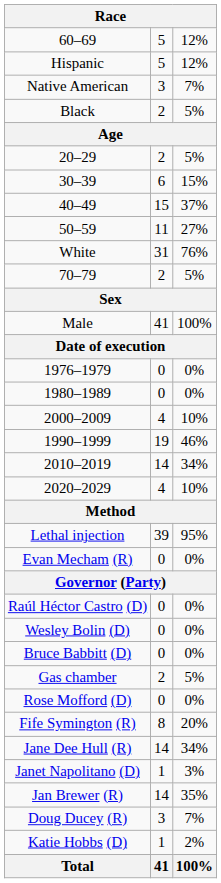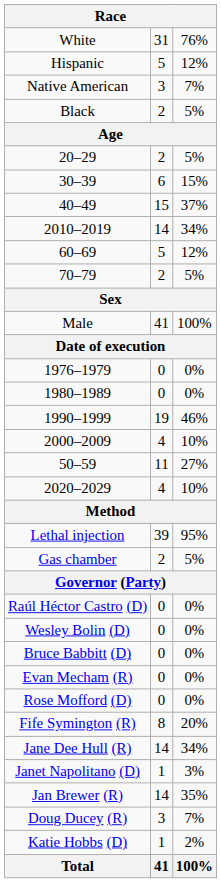rows swapped: (78, 252) <-> (78, 39)
rows swapped: (78, 228) <-> (78, 464)
rows swapped: (78, 441) <-> (78, 417)
rows swapped: (78, 677) <-> (78, 559)
